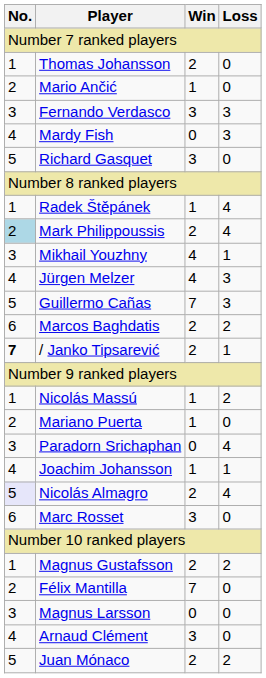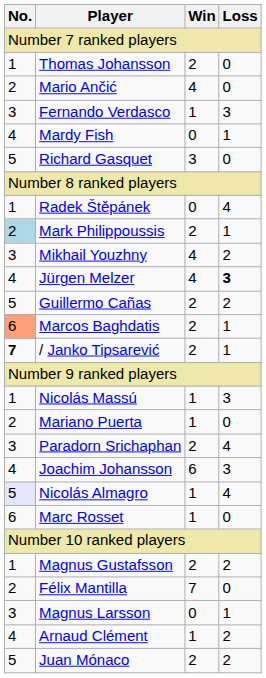(192, 87) 1 -> (192, 87) 4
(192, 111) 3 -> (192, 111) 1
(227, 135) 3 -> (227, 135) 1
(192, 207) 1 -> (192, 207) 0
(227, 231) 4 -> (227, 231) 1
(227, 254) 1 -> (227, 254) 2
(227, 278) normal -> (227, 278) bold
(192, 302) 7 -> (192, 302) 2
(227, 302) 3 -> (227, 302) 2
(12, 326) no background -> (12, 326) lightsalmon background
(227, 326) 2 -> (227, 326) 1
(227, 398) 2 -> (227, 398) 3
(192, 445) 0 -> (192, 445) 2
(192, 469) 1 -> (192, 469) 6
(227, 469) 1 -> (227, 469) 3
(192, 493) 2 -> (192, 493) 1
(192, 517) 3 -> (192, 517) 1
(227, 612) 0 -> (227, 612) 1
(192, 636) 3 -> (192, 636) 1
(227, 636) 0 -> (227, 636) 2
